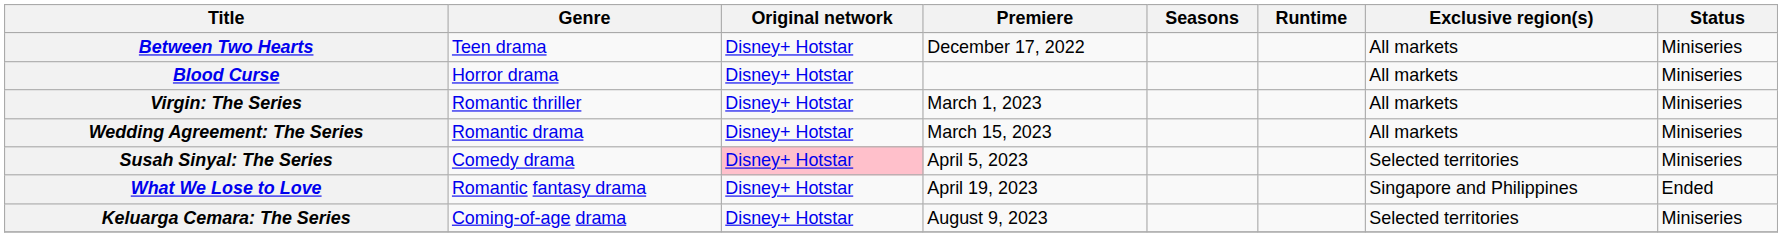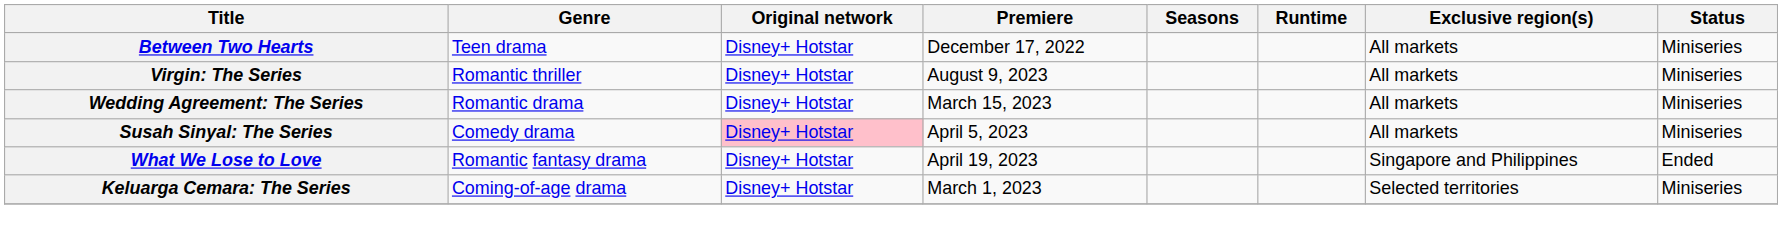- row: (226, 75)
(985, 103) March 1, 2023 -> (988, 75) August 9, 2023
(1444, 160) Selected territories -> (1414, 132) All markets
(988, 217) August 9, 2023 -> (985, 189) March 1, 2023
